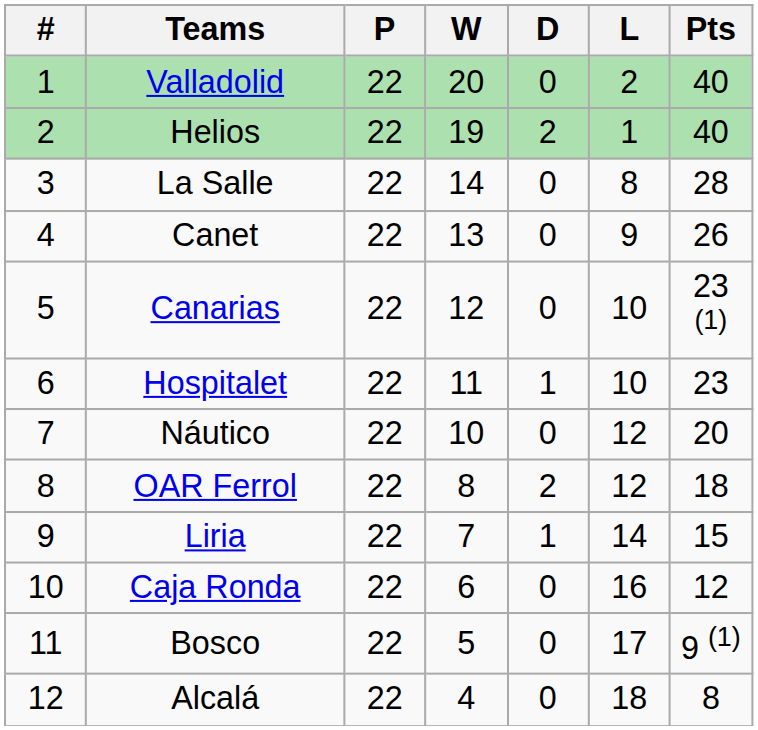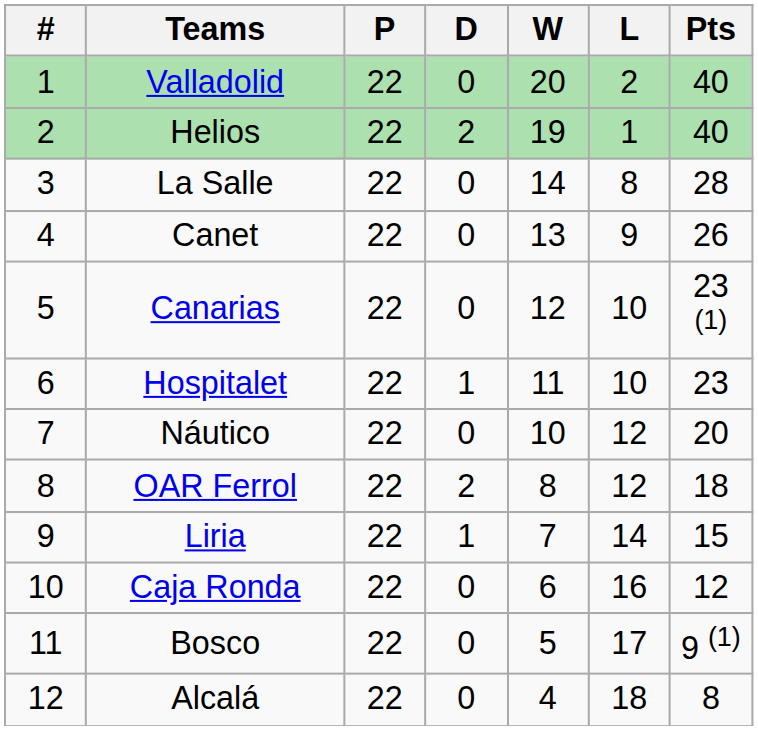columns swapped: (466, 30) <-> (548, 30)
